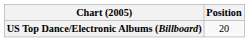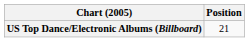(224, 28) 20 -> (224, 28) 21
